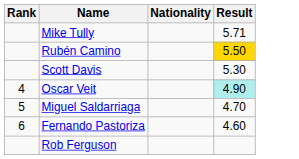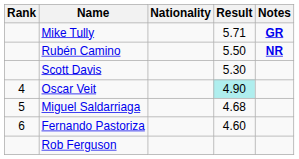+ column: (274, 13)
(234, 51) gold background -> (234, 51) no background
(234, 107) 4.70 -> (234, 107) 4.68
